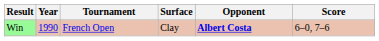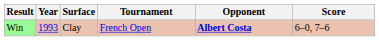columns swapped: (109, 12) <-> (176, 12)
(48, 28) 1990 -> (48, 28) 1993
